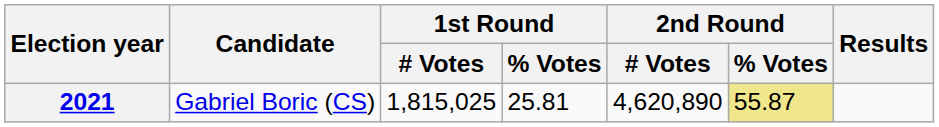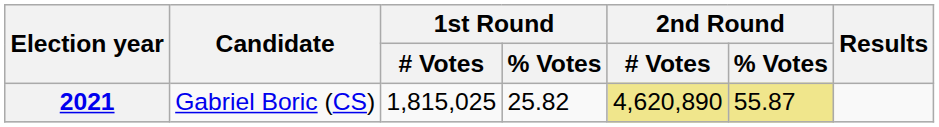(538, 102) 25.81 -> (538, 102) 25.82
(668, 102) no background -> (668, 102) khaki background
